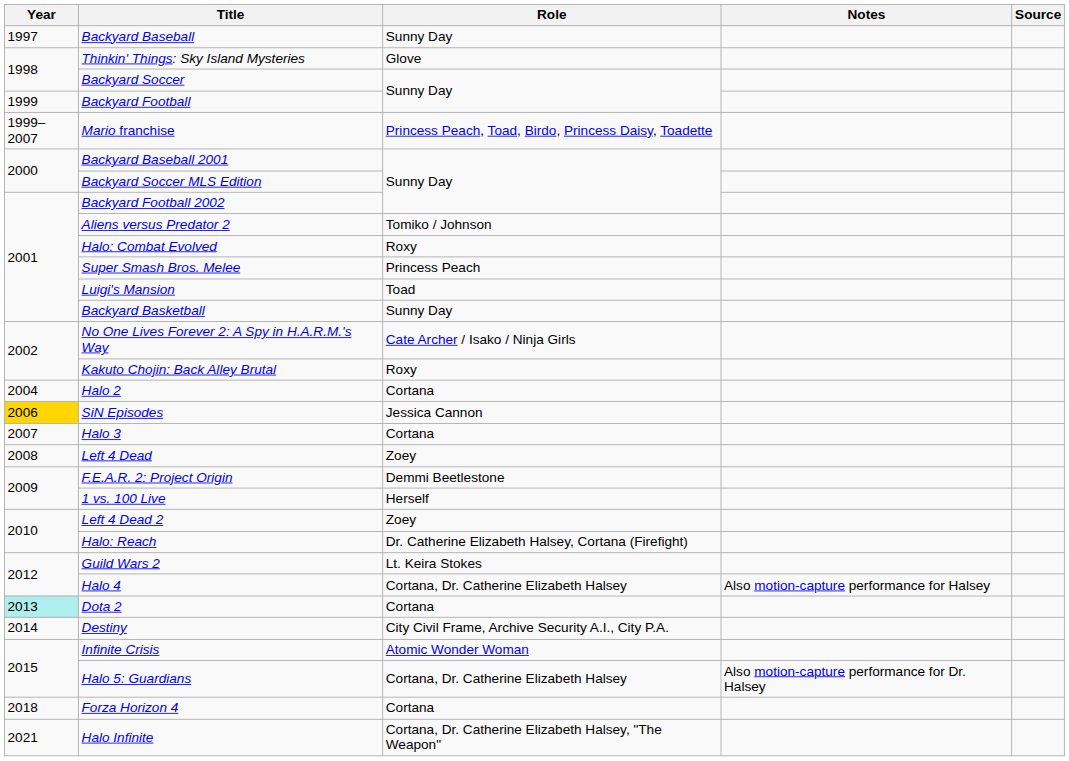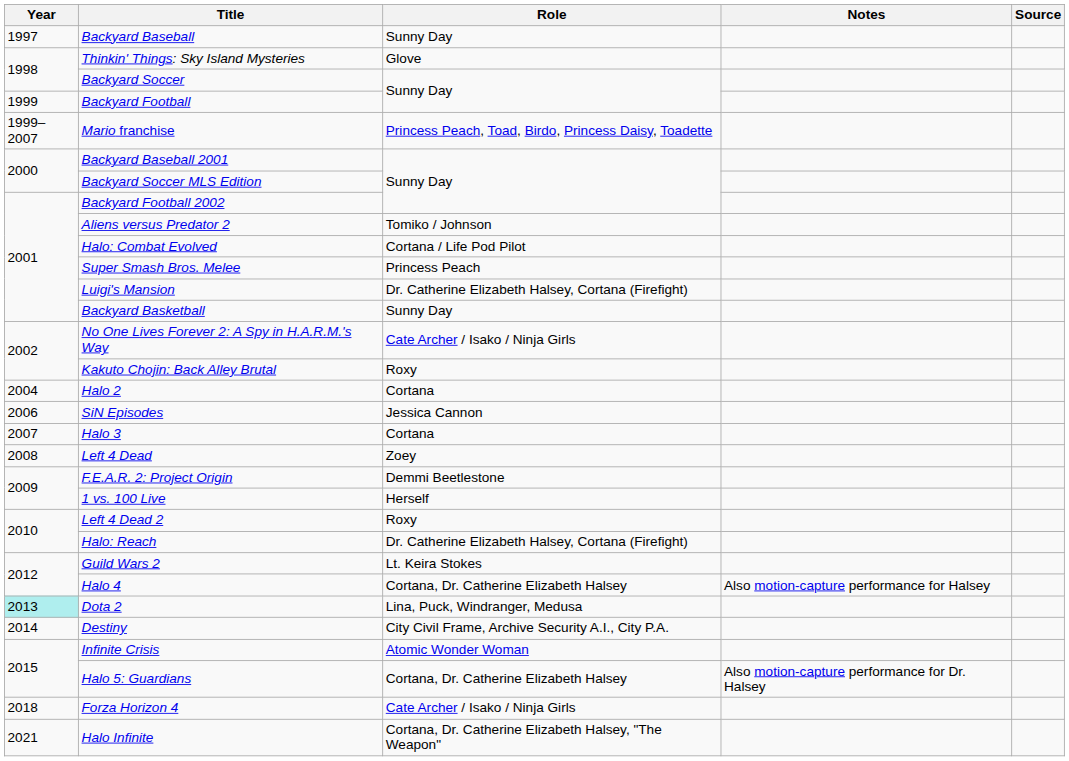(401, 246) Roxy -> (456, 246) Cortana / Life Pod Pilot
(401, 289) Toad -> (537, 289) Dr. Catherine Elizabeth Halsey, Cortana (Firefight)
(23, 412) gold background -> (23, 412) no background
(401, 520) Zoey -> (401, 520) Roxy
(410, 606) Cortana -> (484, 606) Lina, Puck, Windranger, Medusa
(410, 708) Cortana -> (481, 708) Cate Archer / Isako / Ninja Girls
